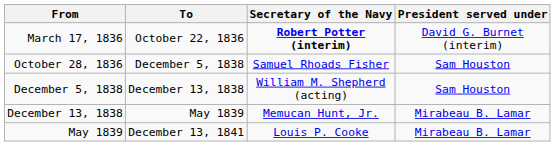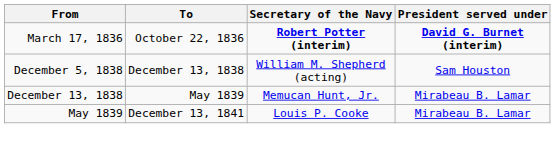(473, 39) normal -> (473, 39) bold
- row: (68, 64)
